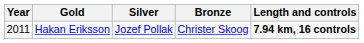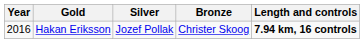(18, 30) 2011 -> (19, 30) 2016
